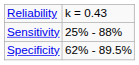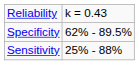rows swapped: (33, 50) <-> (33, 32)
